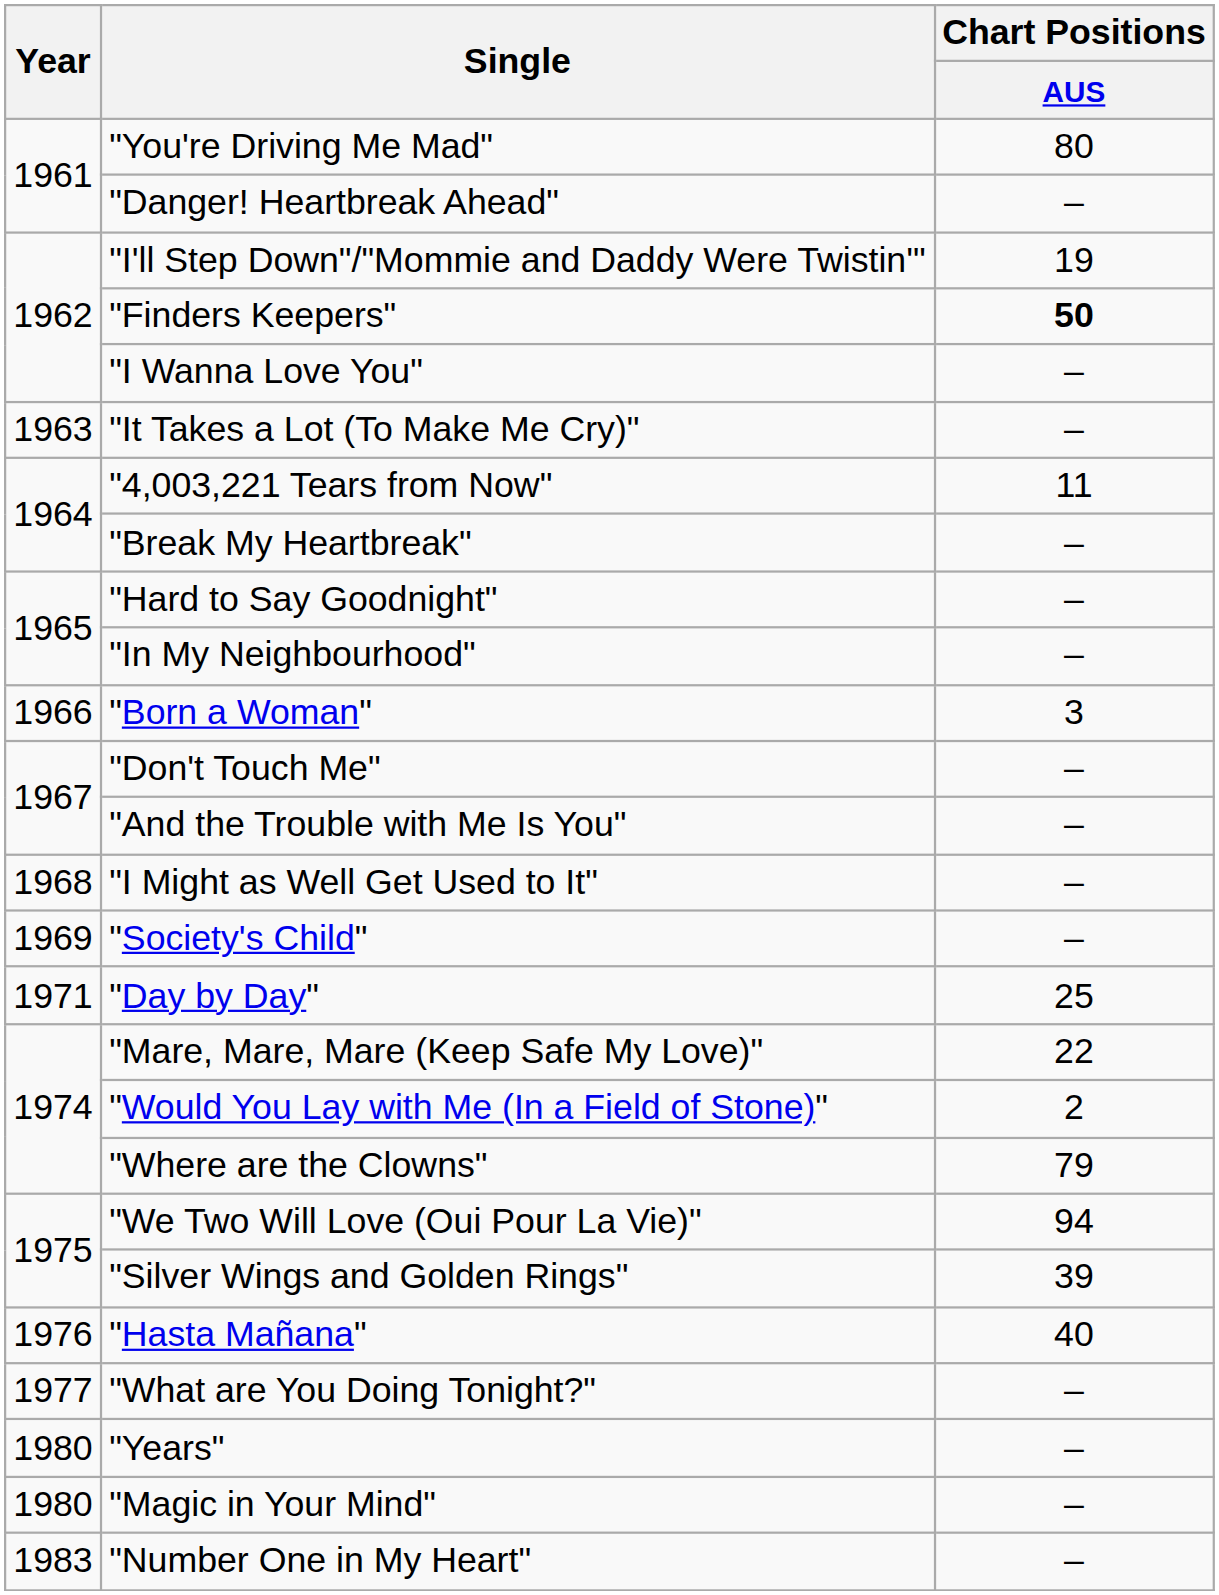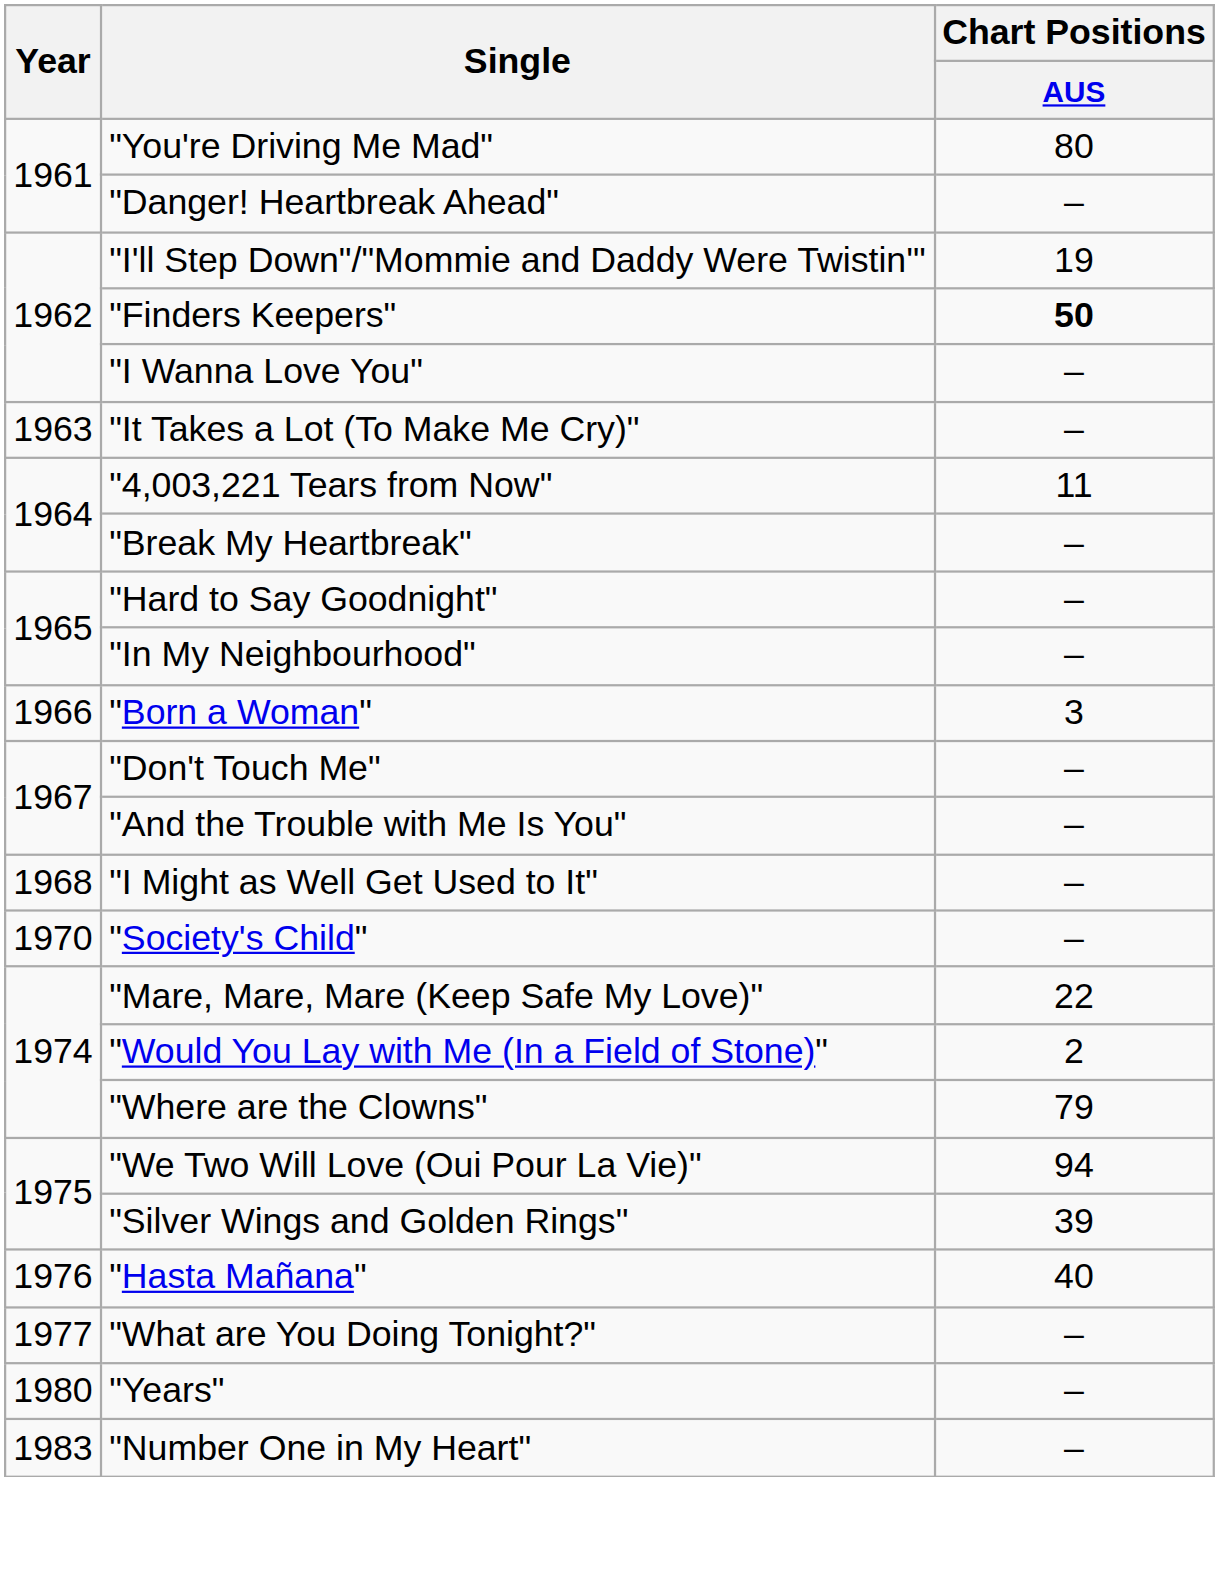(53, 938) 1969 -> (53, 938) 1970
- row: (214, 994)
- row: (273, 1504)
